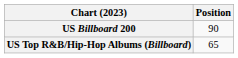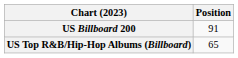(213, 28) 90 -> (213, 28) 91
